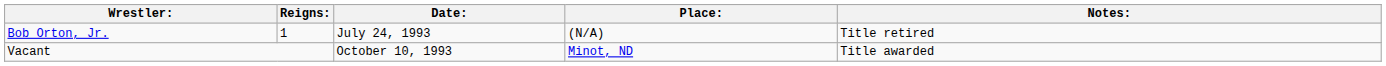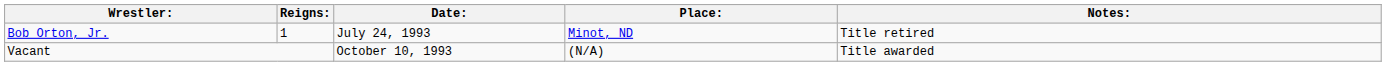(586, 33) (N/A) -> (601, 33) Minot, ND
(601, 52) Minot, ND -> (586, 52) (N/A)
